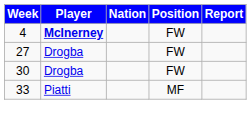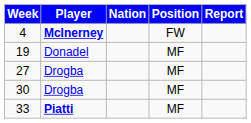+ row: (23, 52)
(175, 52) FW -> (175, 71) MF
(175, 71) FW -> (175, 90) MF
(57, 90) normal -> (59, 109) bold
